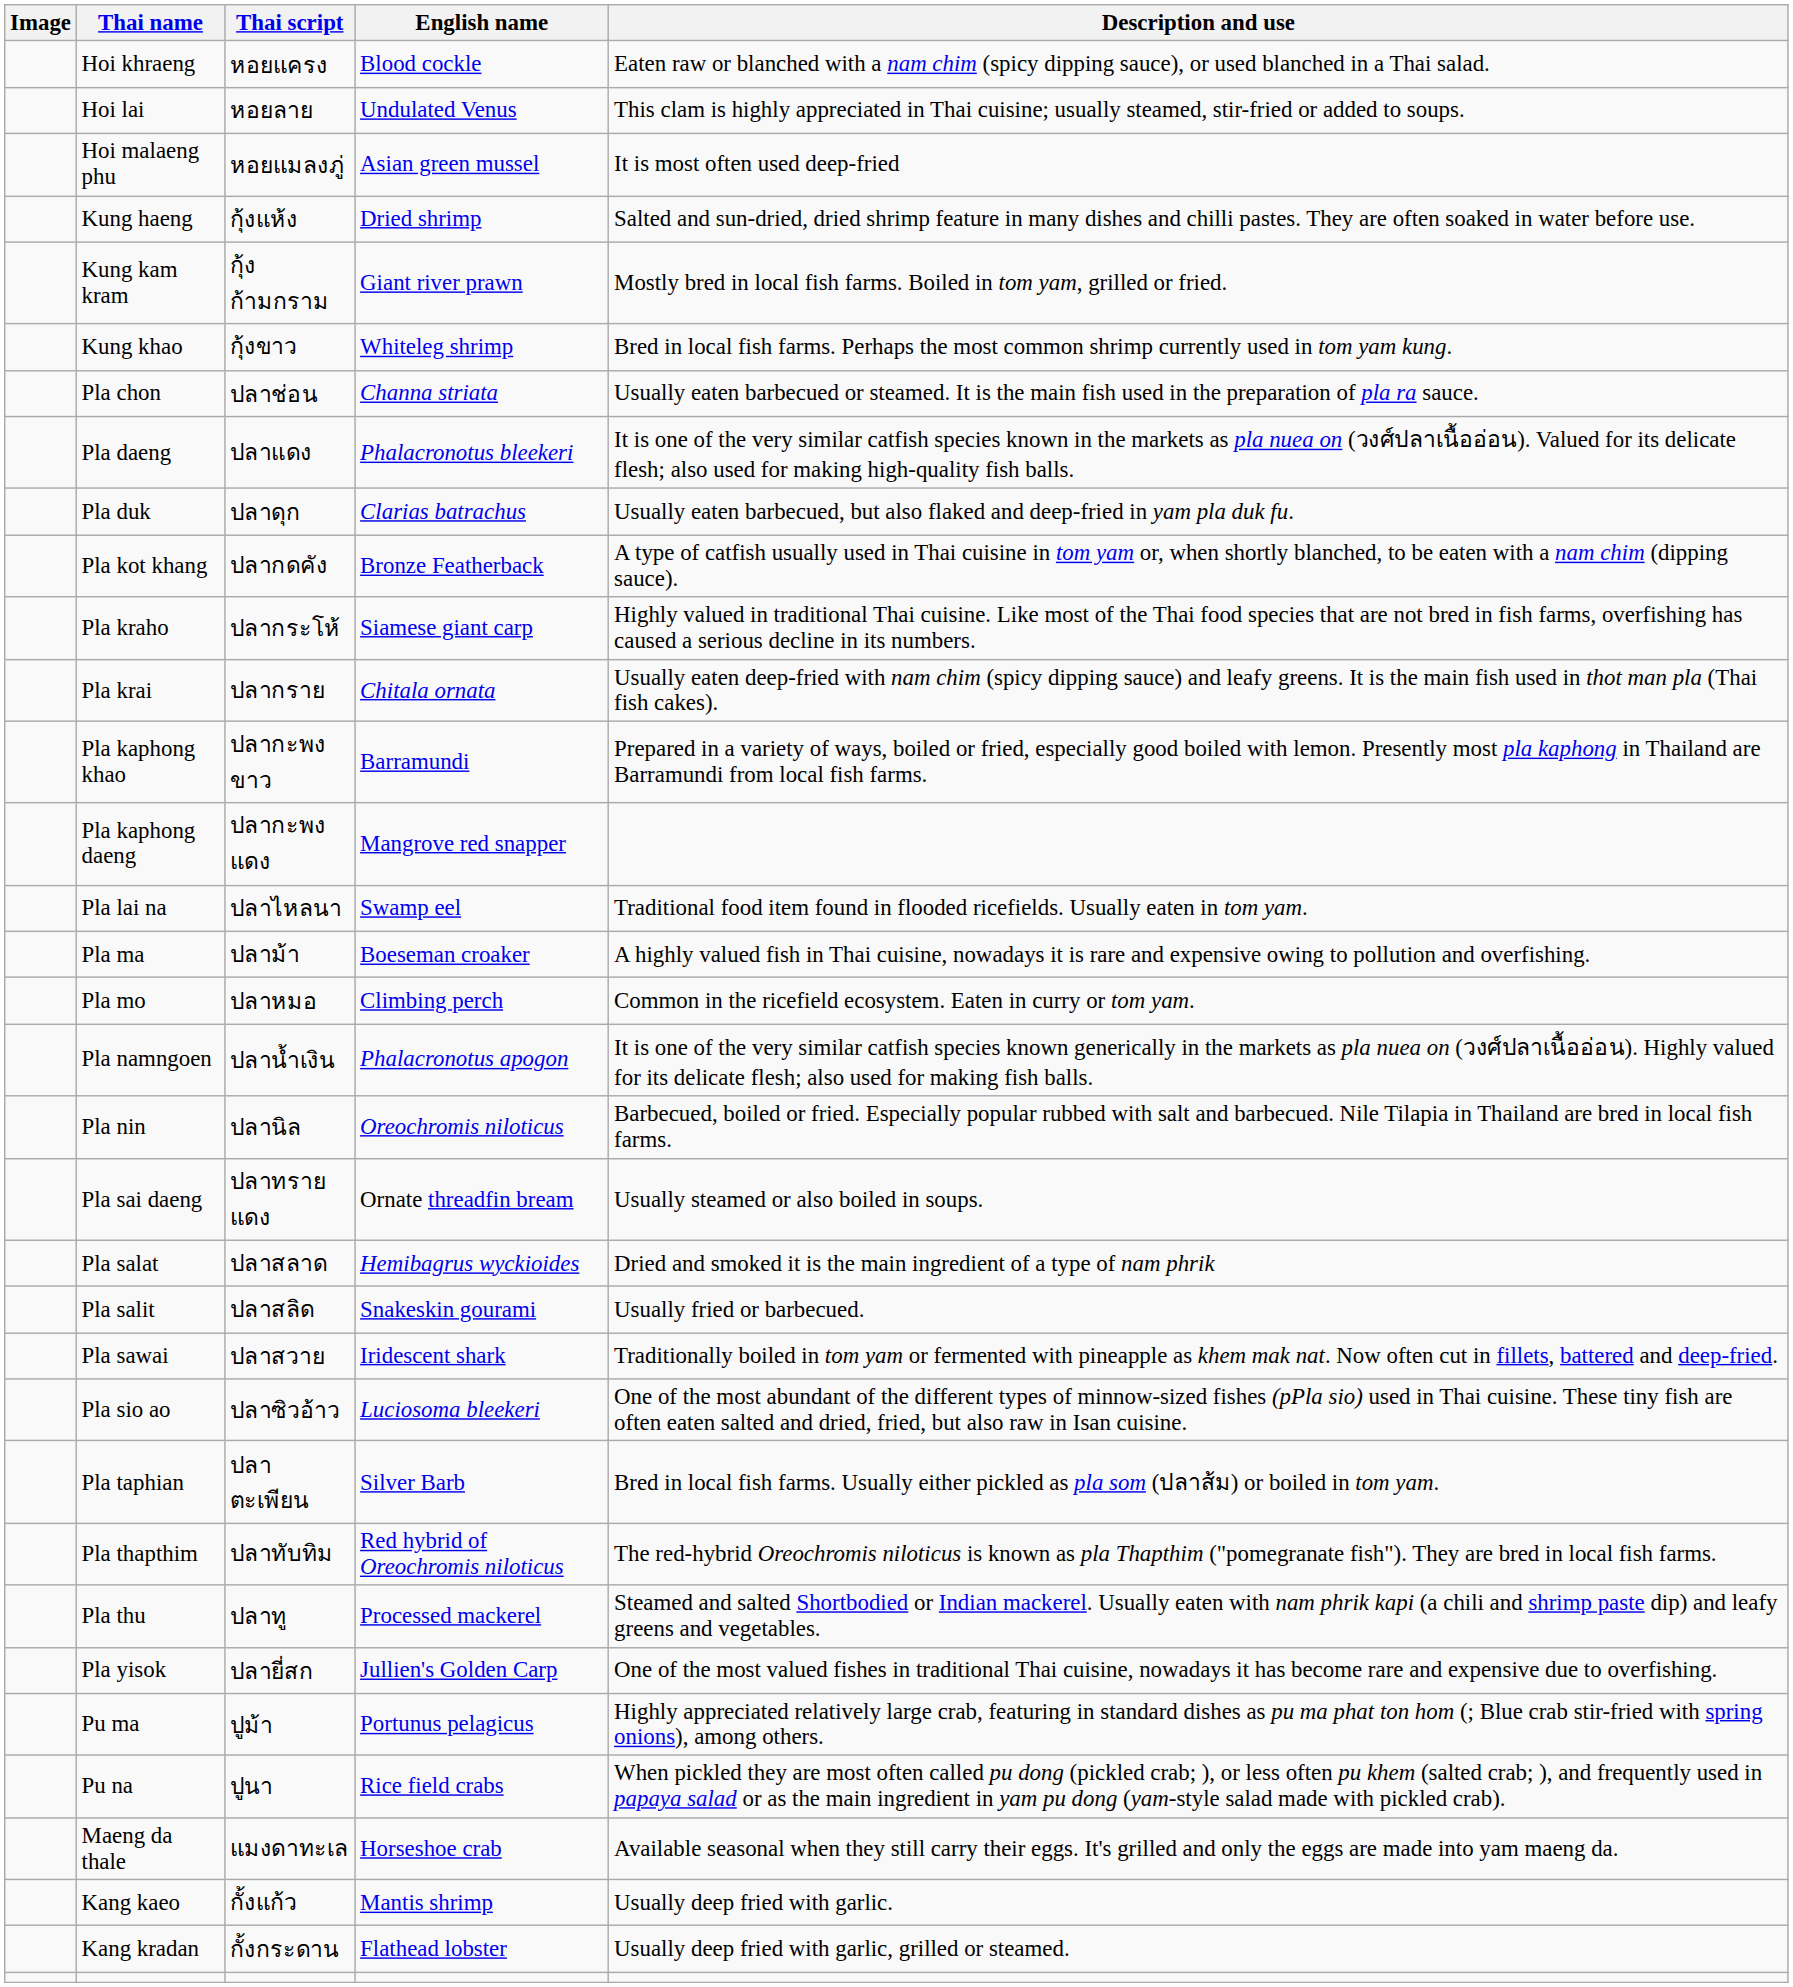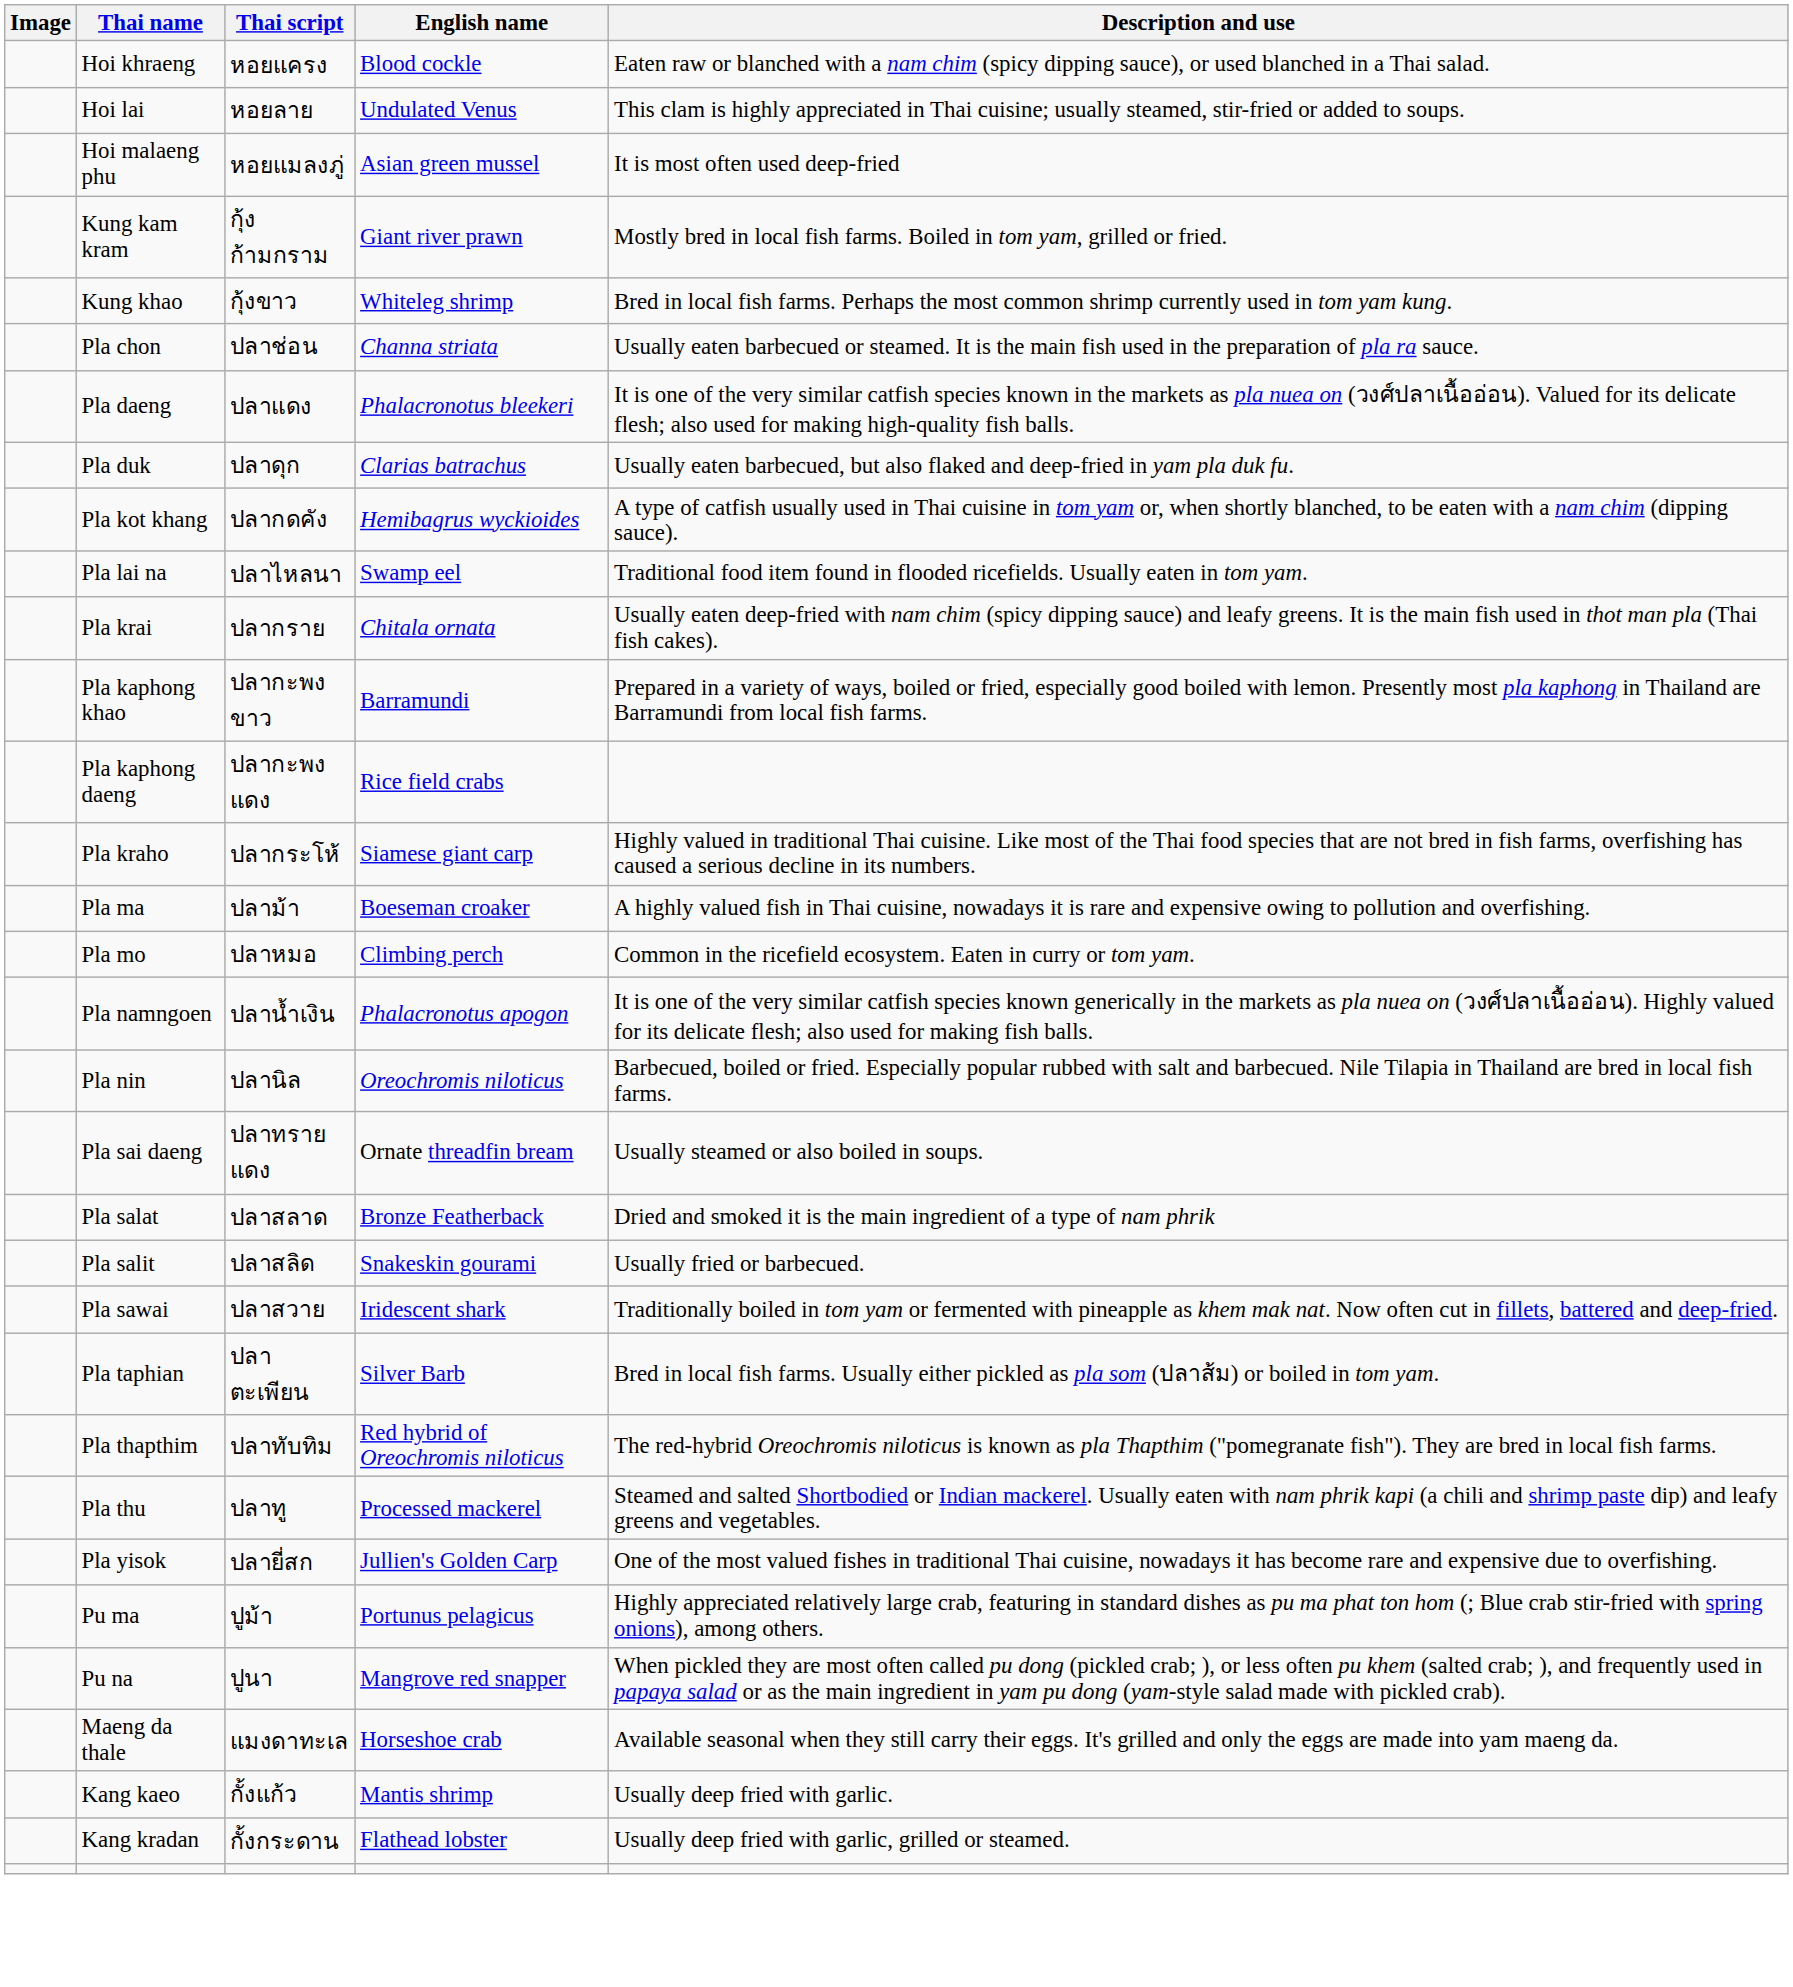- row: (137, 218)
(452, 565) Bronze Featherback -> (470, 519) Hemibagrus wyckioides
rows swapped: (125, 627) <-> (124, 907)
(463, 843) Mangrove red snapper -> (432, 781) Rice field crabs
(470, 1262) Hemibagrus wyckioides -> (452, 1216) Bronze Featherback
- row: (126, 1409)
(432, 1786) Rice field crabs -> (463, 1677) Mangrove red snapper
